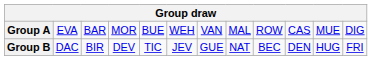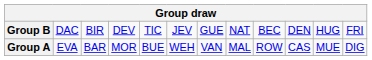rows swapped: (29, 30) <-> (29, 47)
